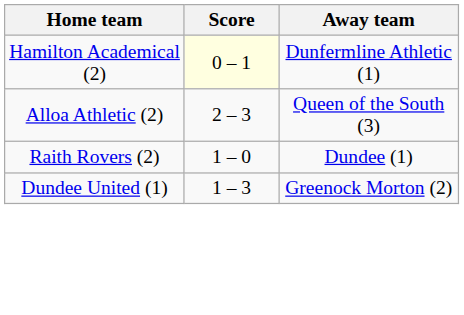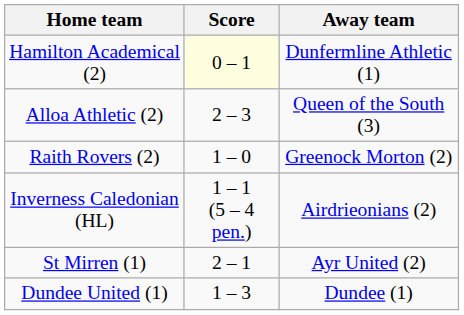(369, 156) Dundee (1) -> (369, 156) Greenock Morton (2)
+ row: (95, 209)
+ row: (95, 262)
(369, 187) Greenock Morton (2) -> (369, 293) Dundee (1)
